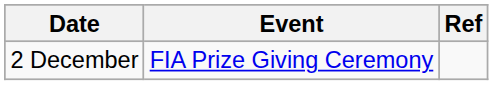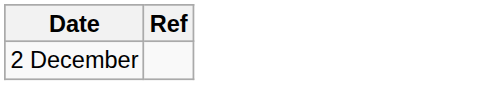- column: (291, 23)
